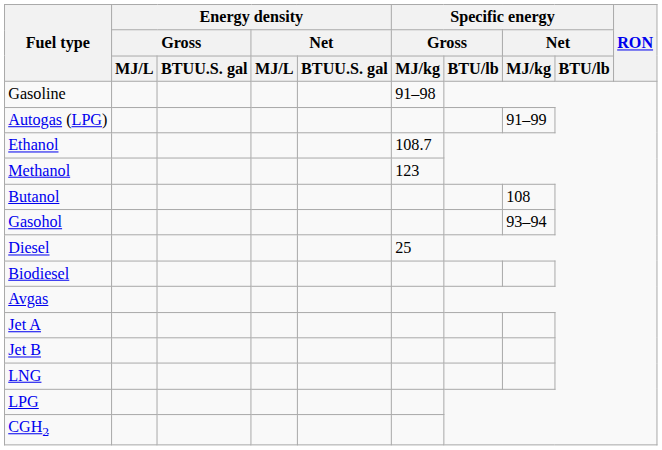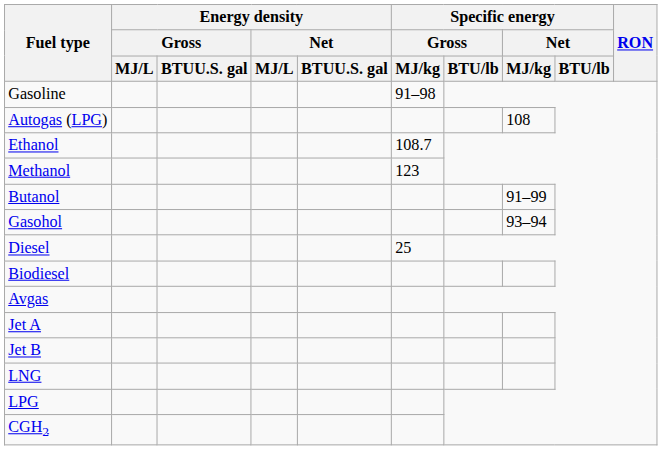(526, 119) 91–99 -> (518, 119) 108
(518, 196) 108 -> (526, 196) 91–99
